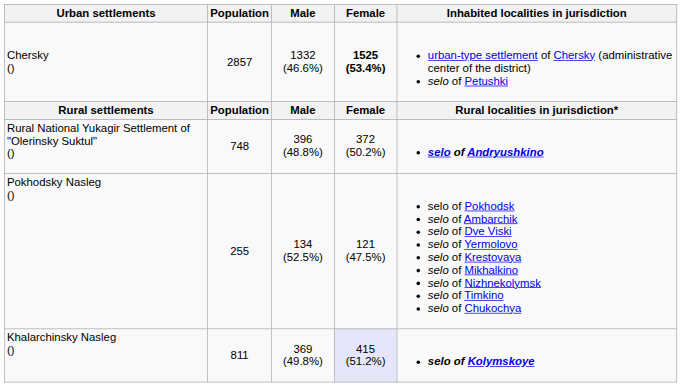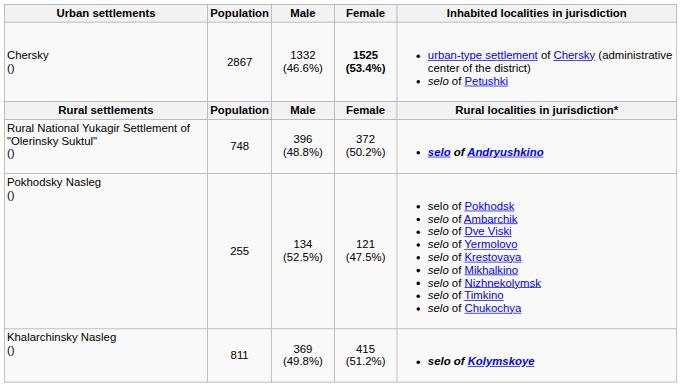(240, 62) 2857 -> (240, 62) 2867
(366, 355) lavender background -> (366, 355) no background
